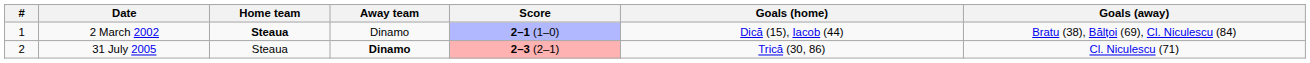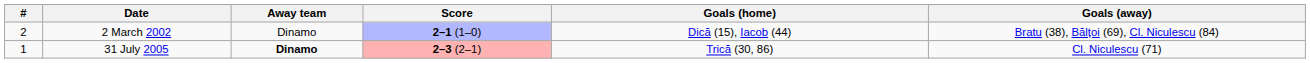- column: (270, 13)
(22, 31) 1 -> (23, 31) 2
(22, 49) 2 -> (23, 49) 1
